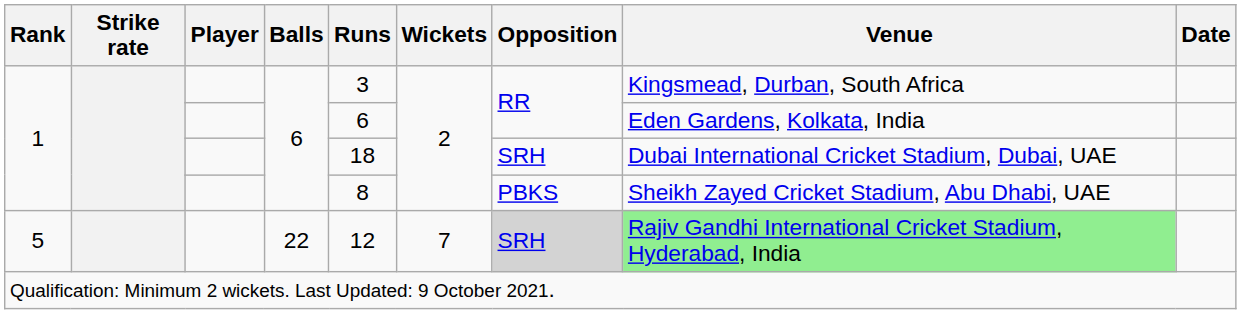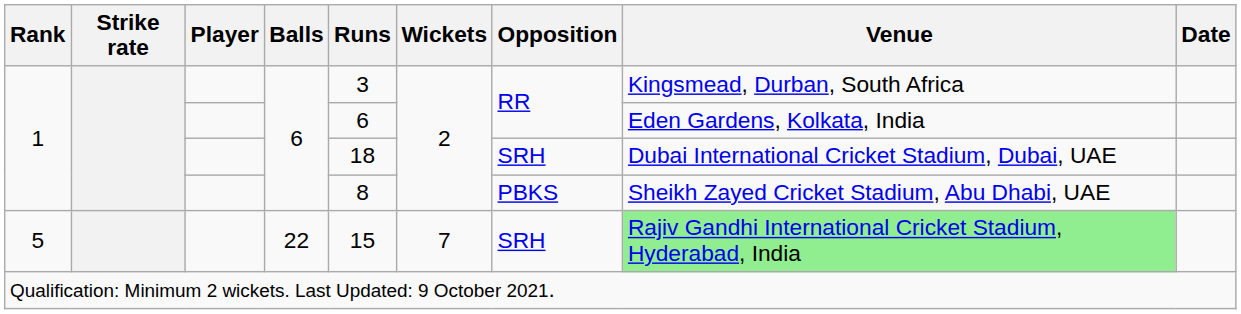(362, 241) 12 -> (362, 241) 15
(522, 241) lightgrey background -> (522, 241) no background
